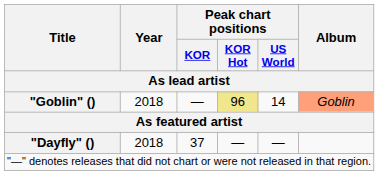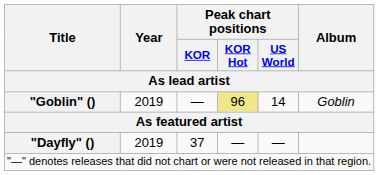(149, 101) 2018 -> (149, 101) 2019
(336, 101) lightsalmon background -> (336, 101) no background
(149, 142) 2018 -> (149, 142) 2019
